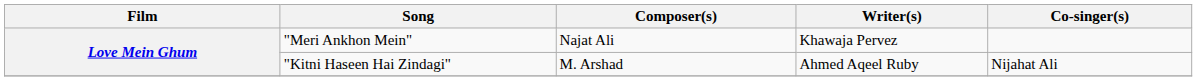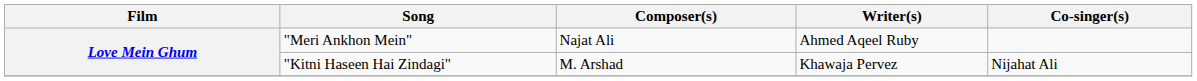(848, 40) Khawaja Pervez -> (859, 40) Ahmed Aqeel Ruby
(859, 64) Ahmed Aqeel Ruby -> (848, 64) Khawaja Pervez
